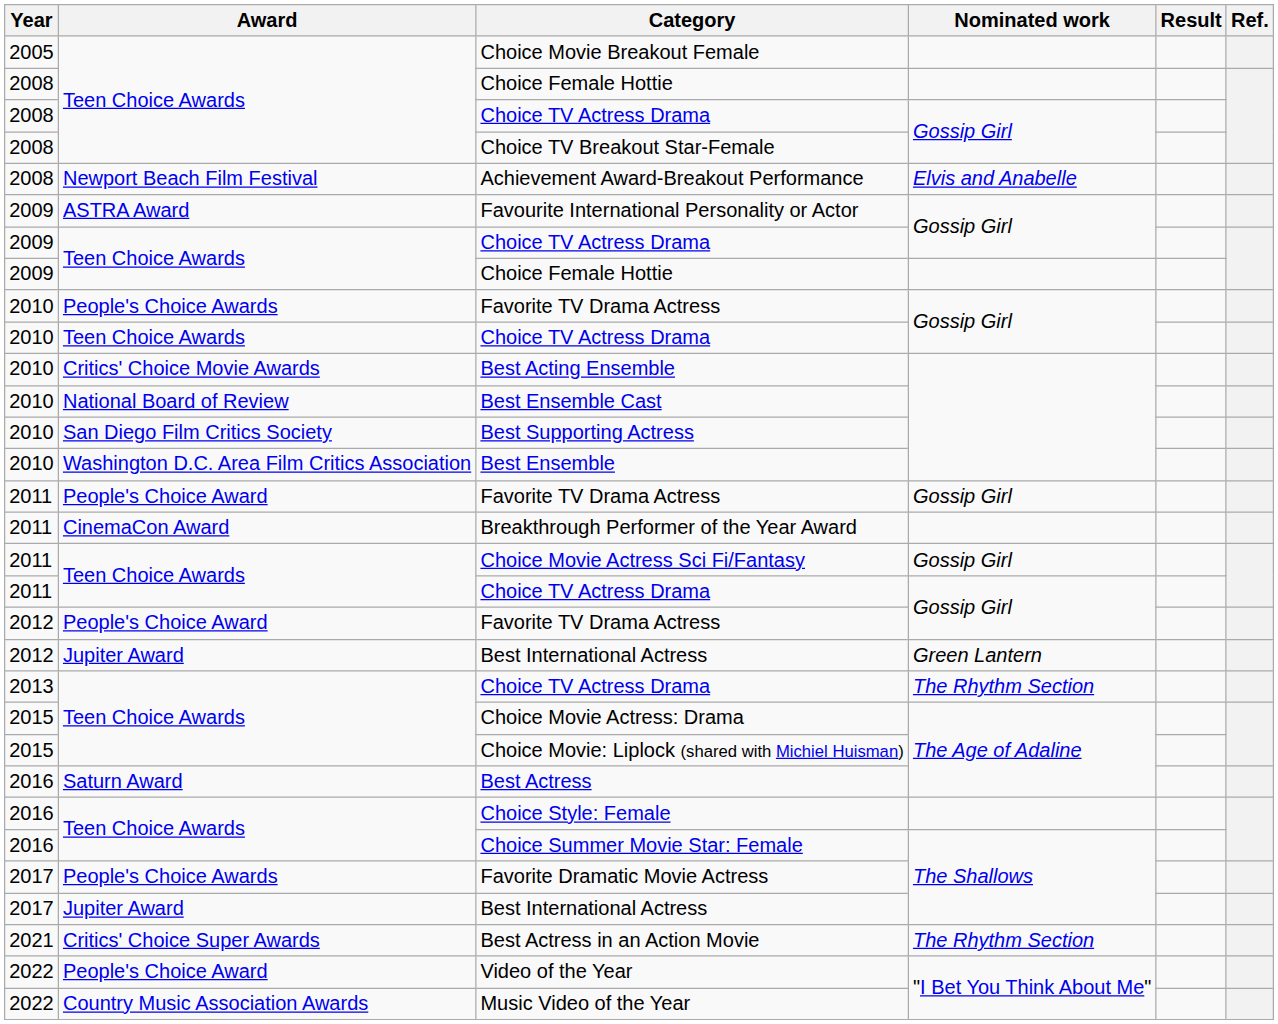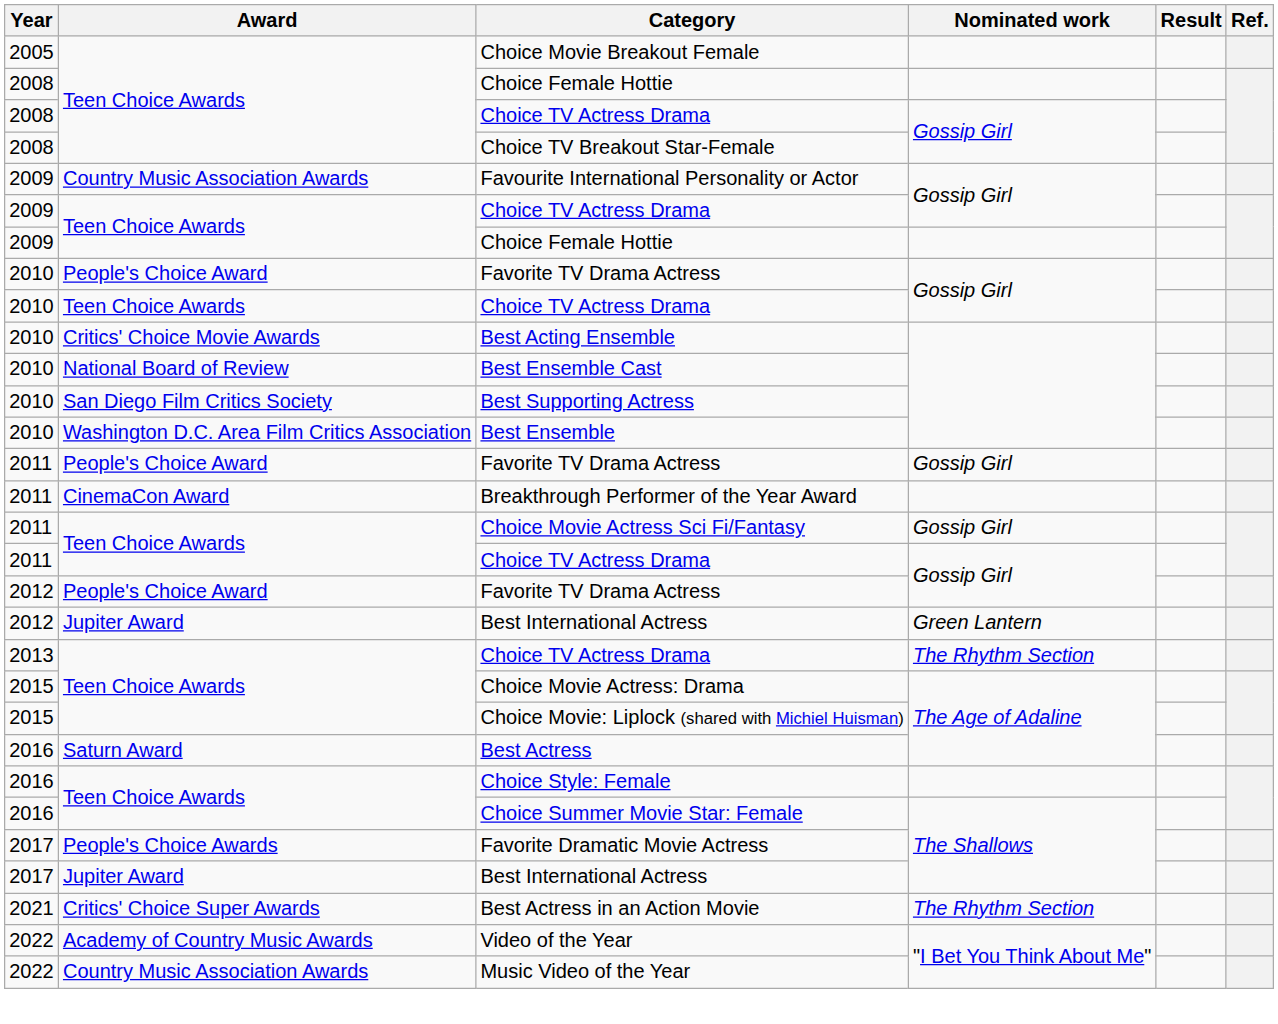- row: (31, 178)
(126, 210) ASTRA Award -> (216, 178) Country Music Association Awards
(170, 305) People's Choice Awards -> (165, 274) People's Choice Award
(165, 971) People's Choice Award -> (218, 940) Academy of Country Music Awards
